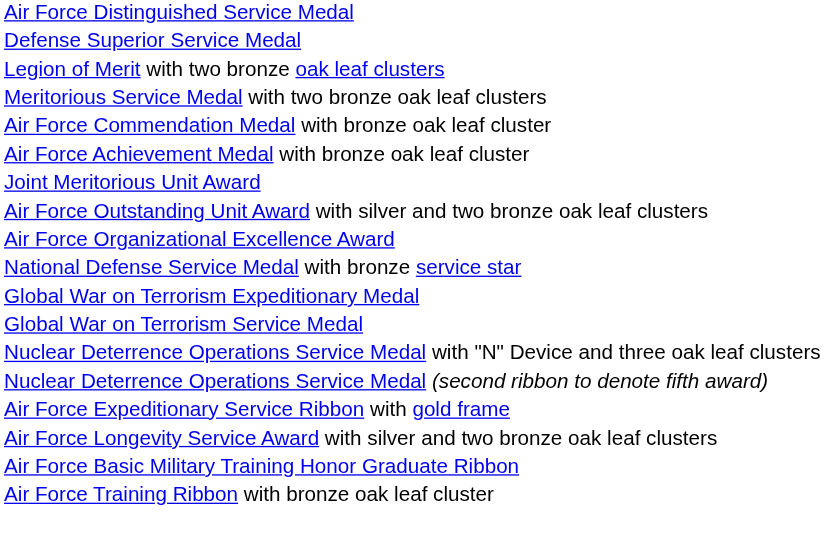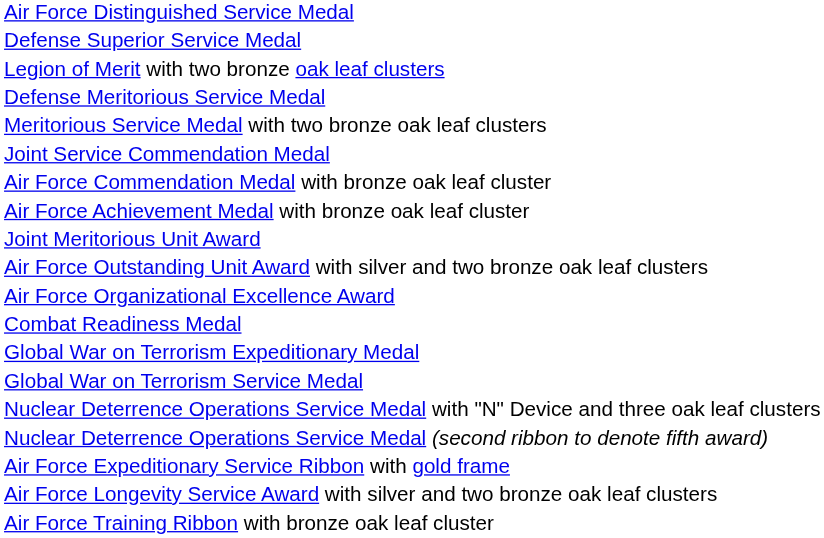+ row: (165, 97)
+ row: (167, 154)
+ row: (123, 324)
- row: (263, 267)
- row: (262, 466)
